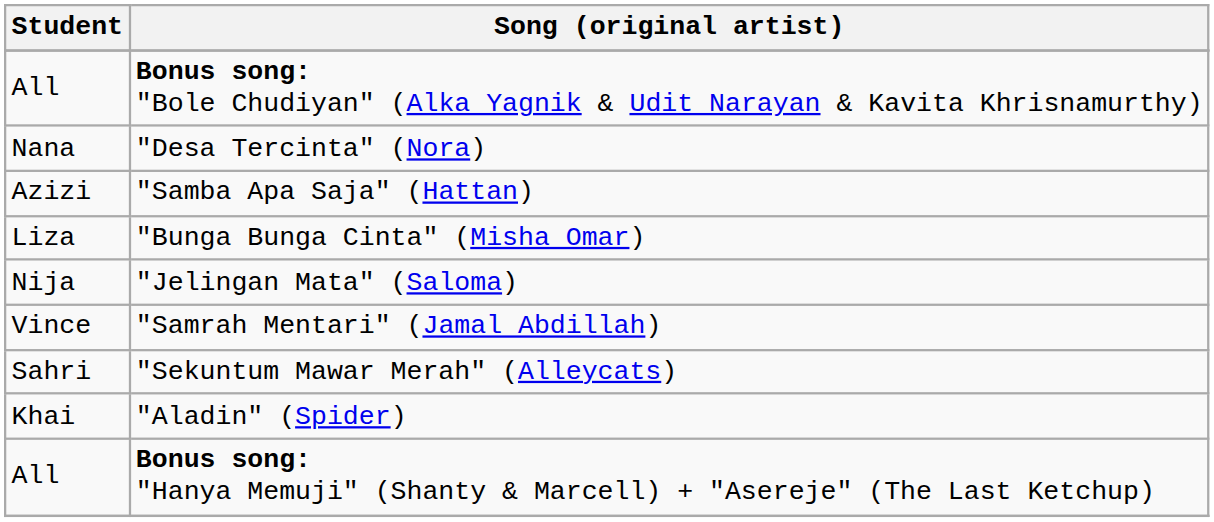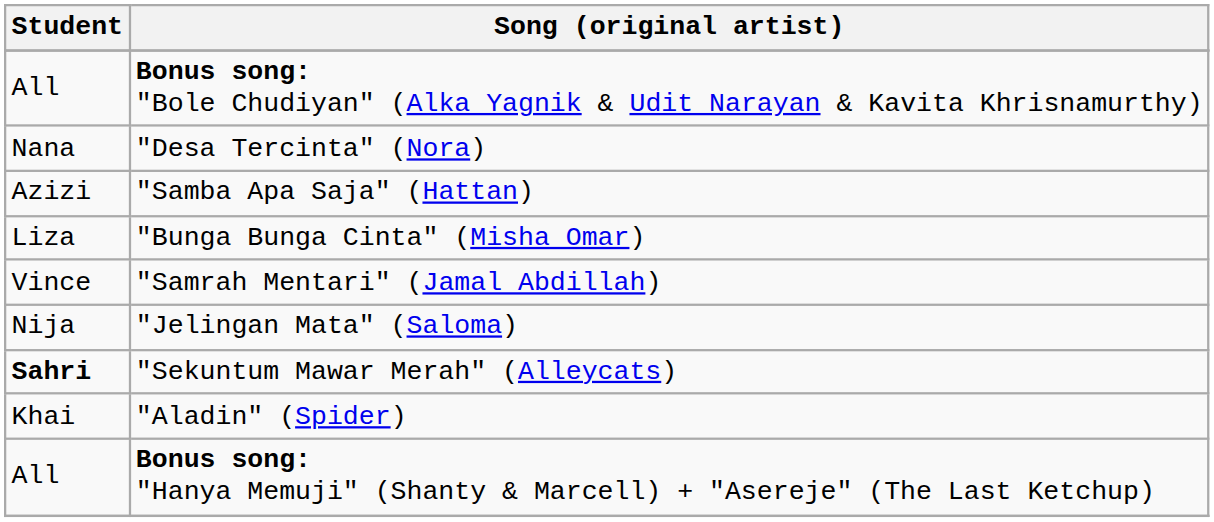rows swapped: (399, 327) <-> (327, 282)
(51, 371) normal -> (51, 371) bold
